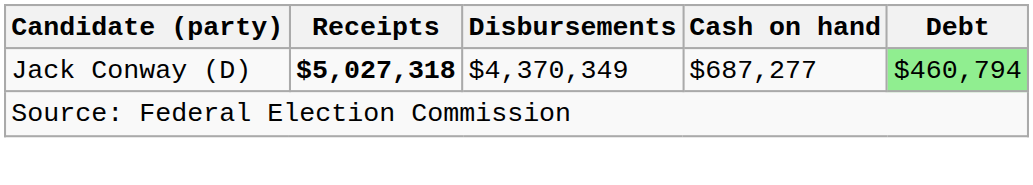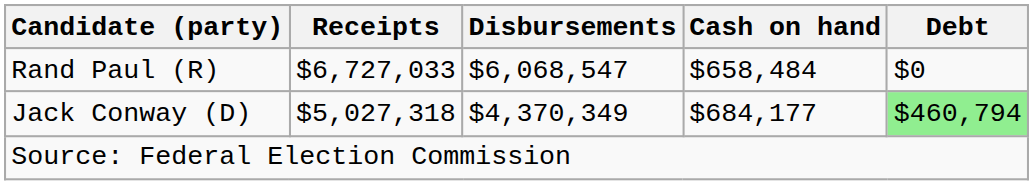+ row: (115, 70)
(376, 70) bold -> (376, 114) normal
(753, 70) $687,277 -> (753, 114) $684,177
